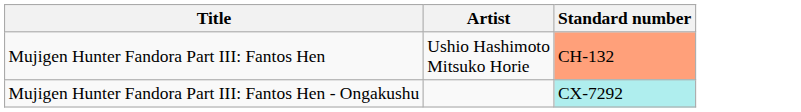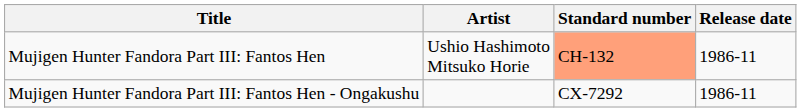+ column: (745, 18)
(590, 93) paleturquoise background -> (590, 93) no background
